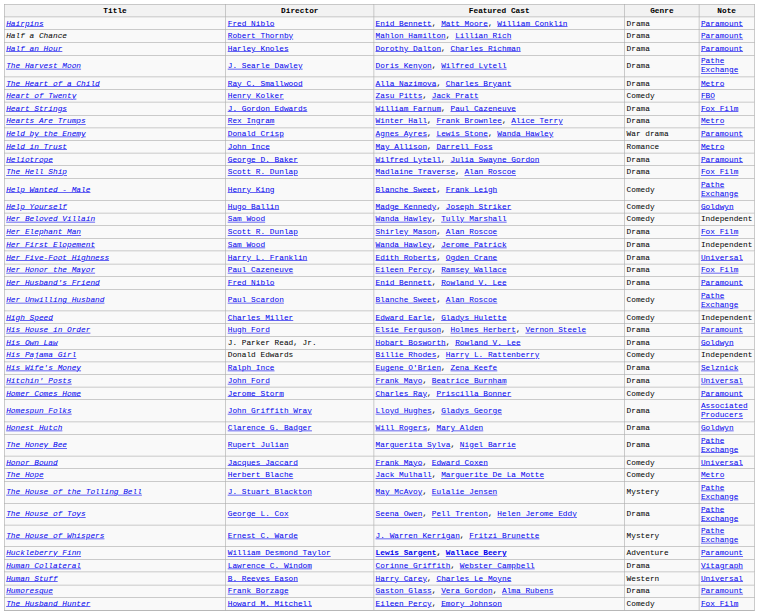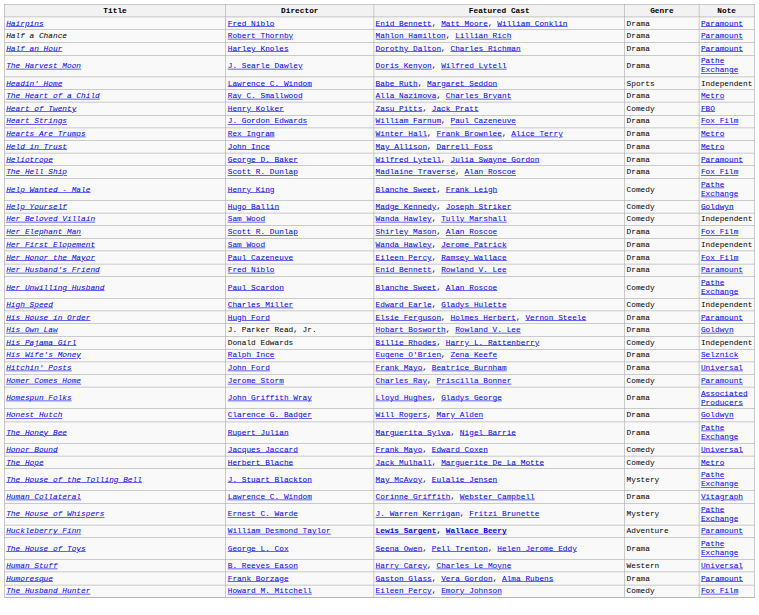+ row: (34, 83)
- row: (46, 134)
(643, 147) Romance -> (638, 147) Drama
- row: (58, 257)
rows swapped: (46, 514) <-> (44, 566)
